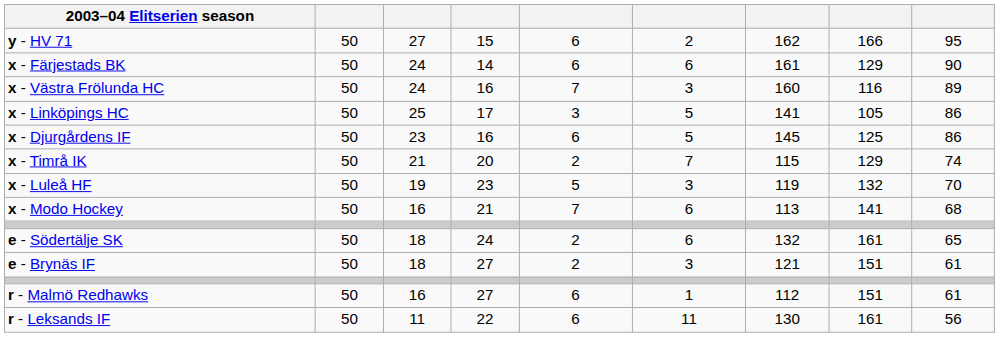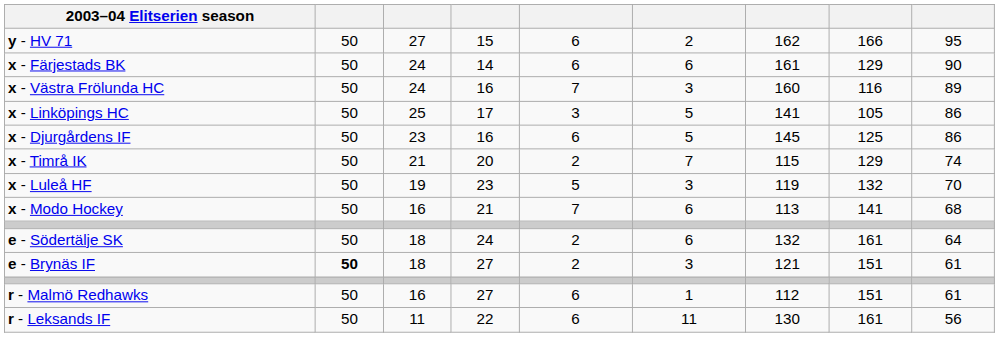(953, 240) 65 -> (953, 240) 64
(349, 264) normal -> (349, 264) bold
